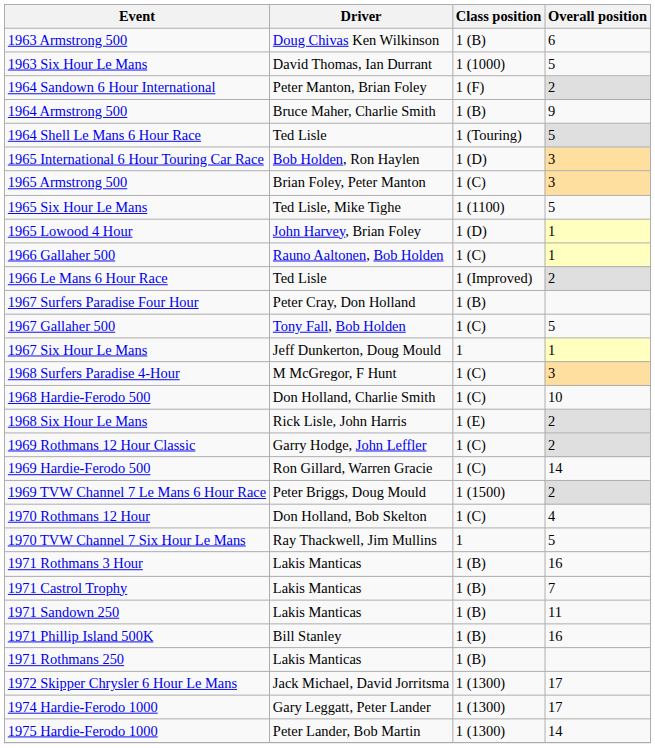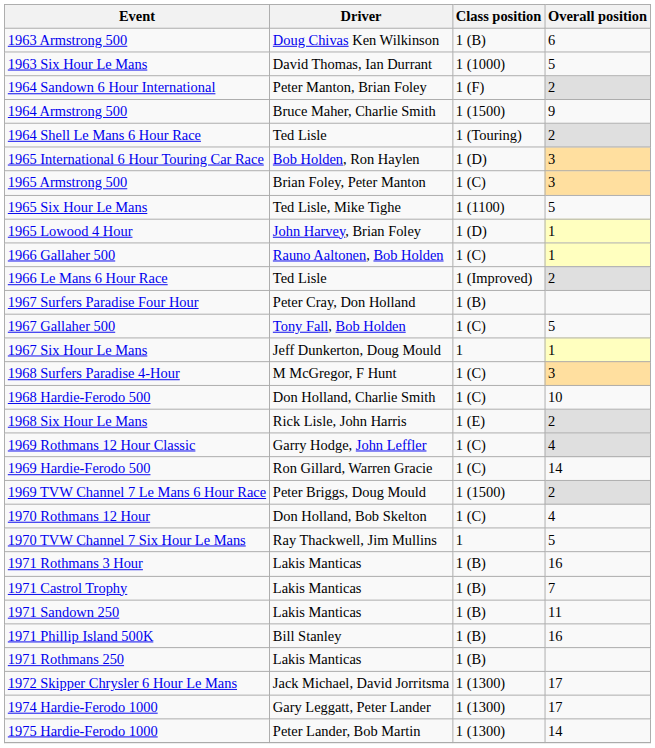(471, 111) 1 (B) -> (481, 111) 1 (1500)
(552, 135) 5 -> (552, 135) 2
(552, 445) 2 -> (552, 445) 4
